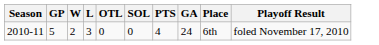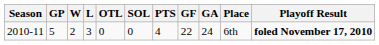+ column: (189, 13)
(291, 31) normal -> (313, 31) bold
